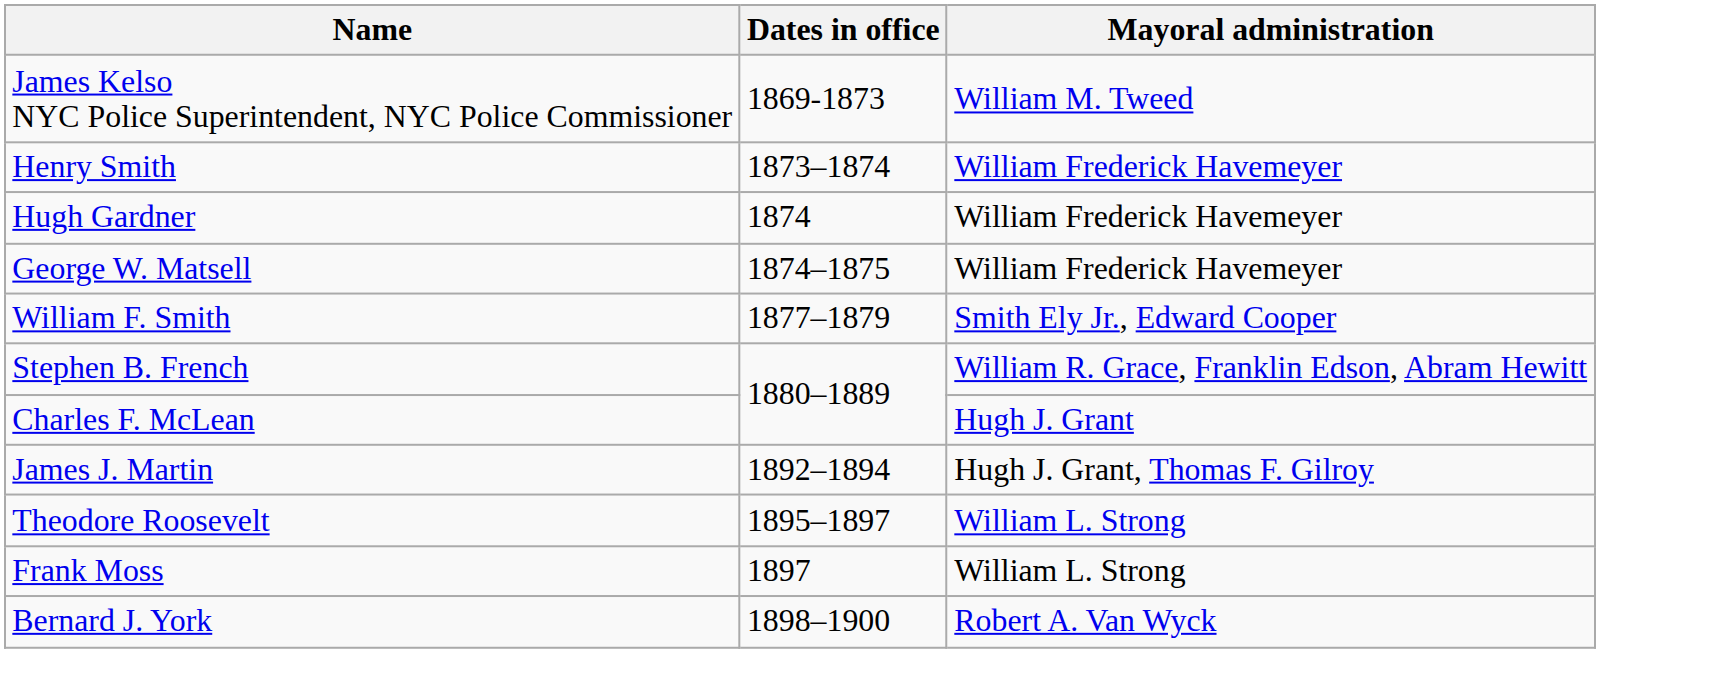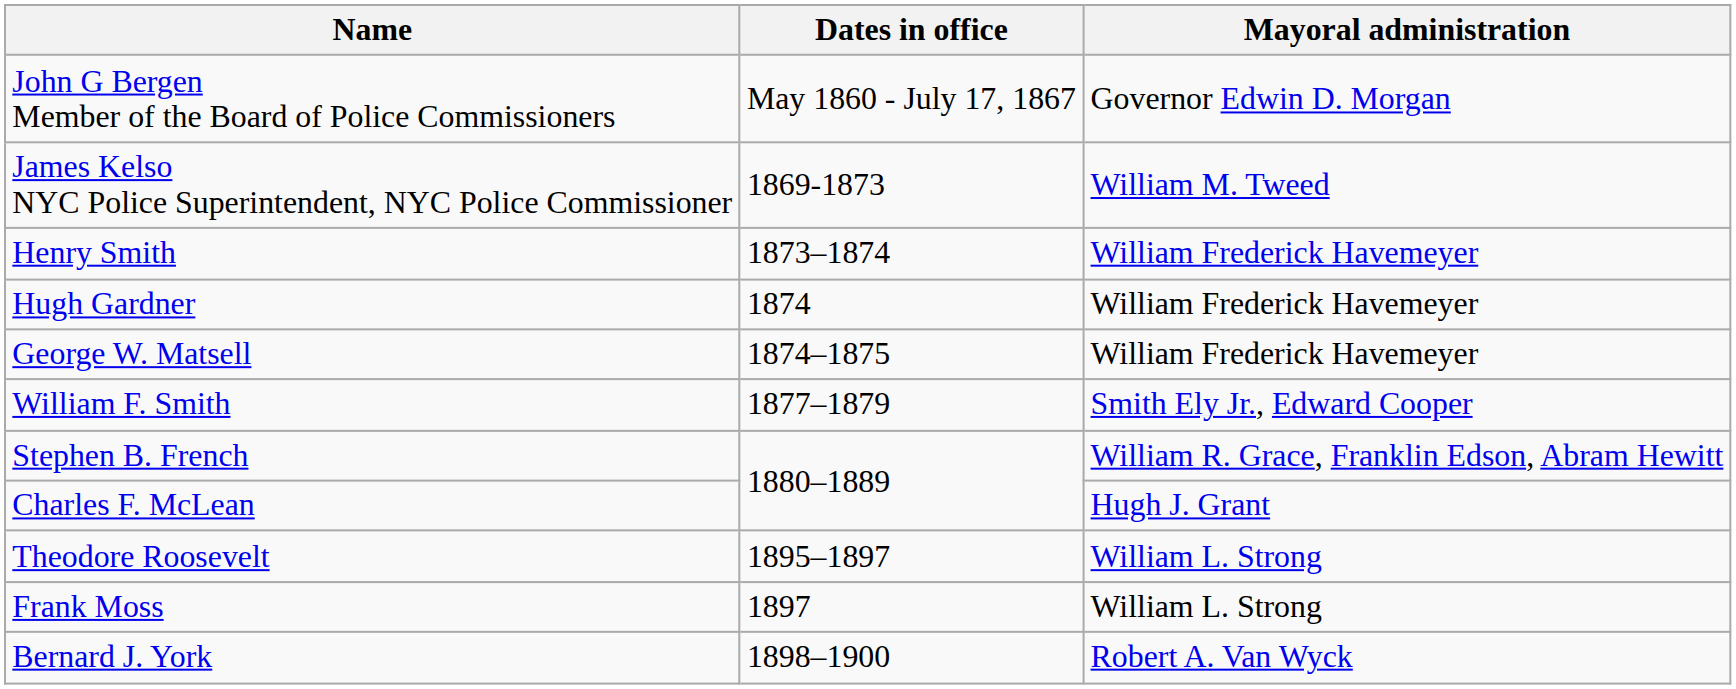+ row: (314, 98)
- row: (113, 469)
